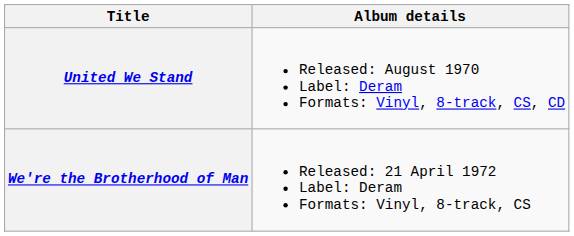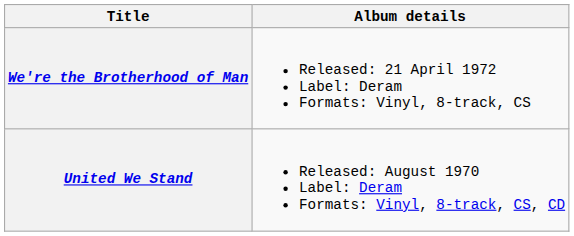rows swapped: (128, 79) <-> (128, 180)
